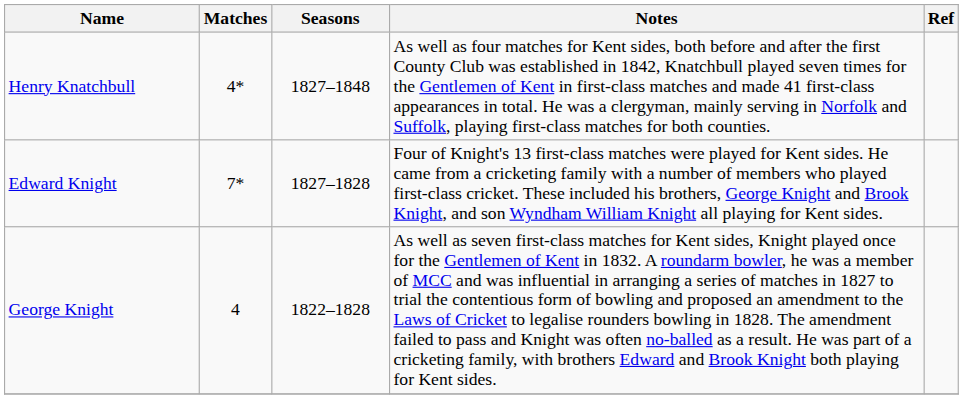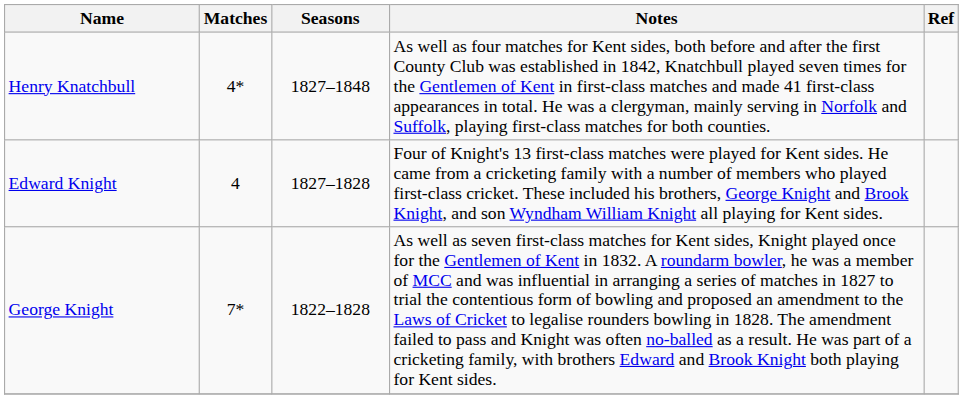(235, 183) 7* -> (235, 183) 4
(235, 310) 4 -> (235, 310) 7*
